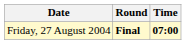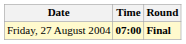columns swapped: (165, 13) <-> (131, 13)
